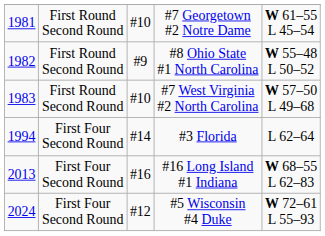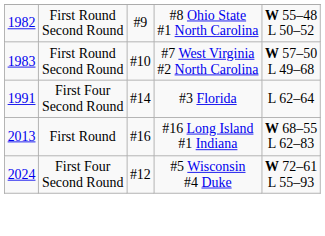- row: (208, 23)
(22, 136) 1994 -> (22, 98) 1991
(83, 174) First Four Second Round -> (83, 136) First Round
